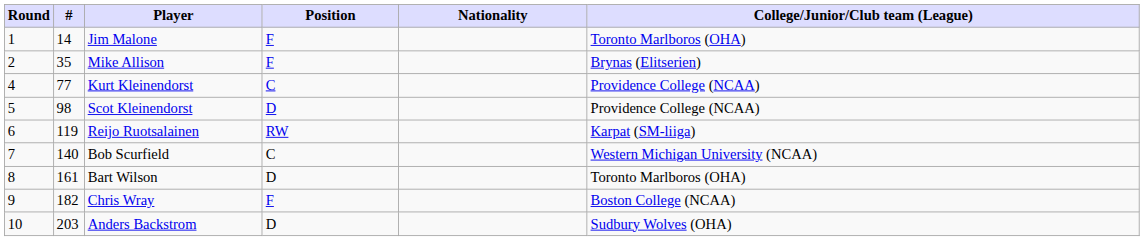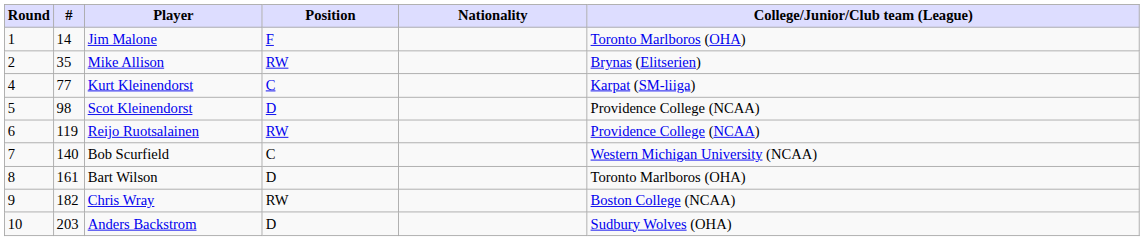(270, 62) F -> (277, 62) RW
(675, 85) Providence College (NCAA) -> (643, 85) Karpat (SM-liiga)
(643, 131) Karpat (SM-liiga) -> (675, 131) Providence College (NCAA)
(270, 200) F -> (277, 200) RW
